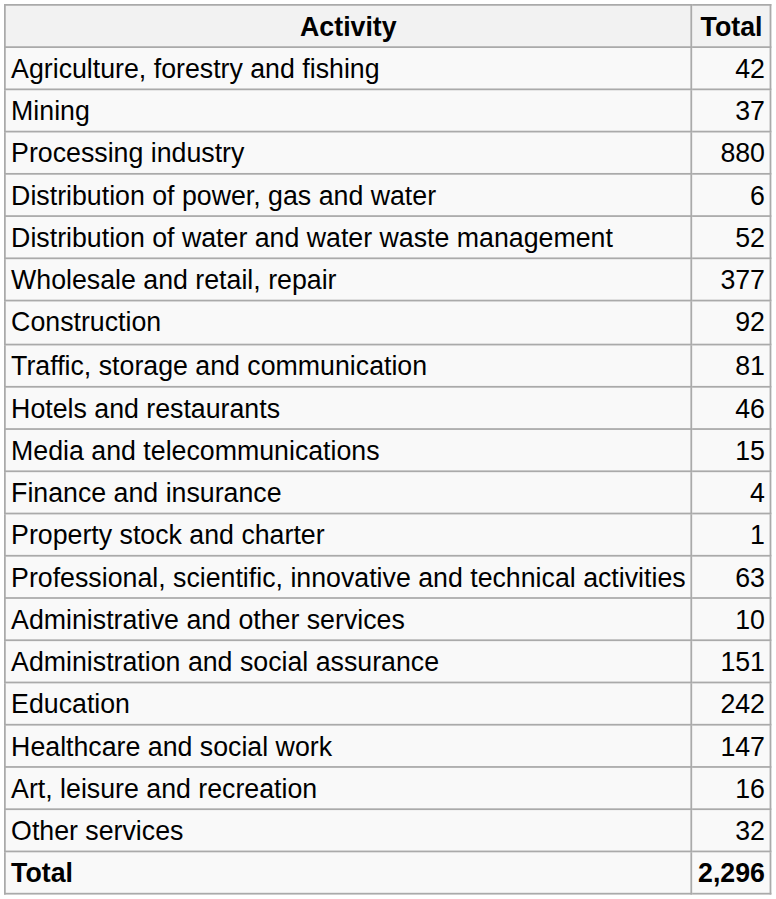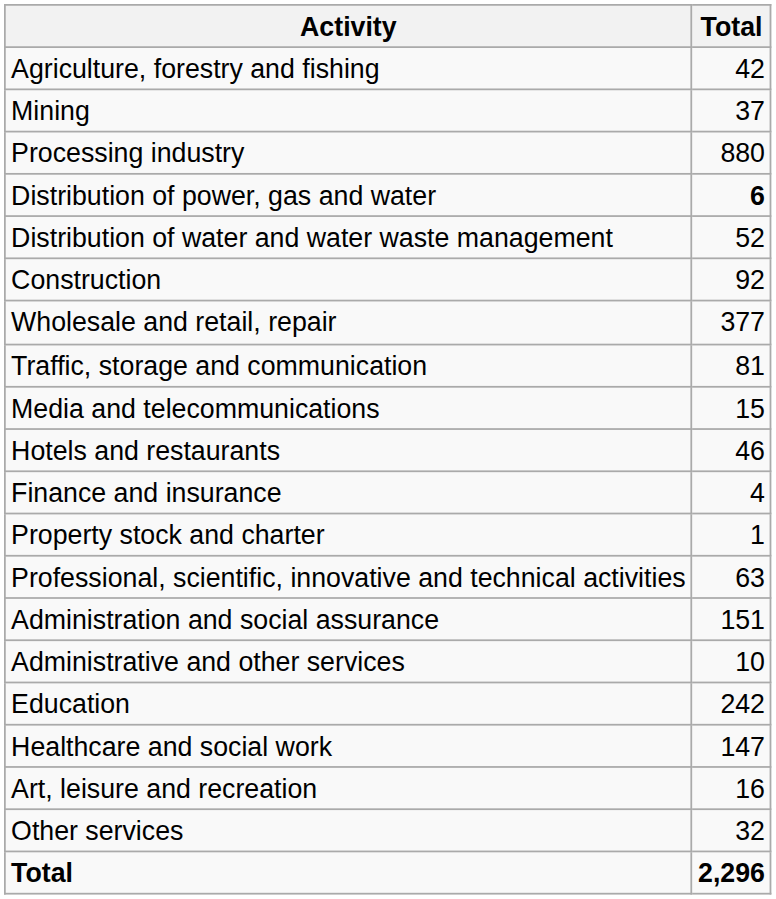(758, 196) normal -> (758, 196) bold
rows swapped: (86, 323) <-> (174, 280)
rows swapped: (146, 407) <-> (195, 450)
rows swapped: (208, 619) <-> (225, 661)
